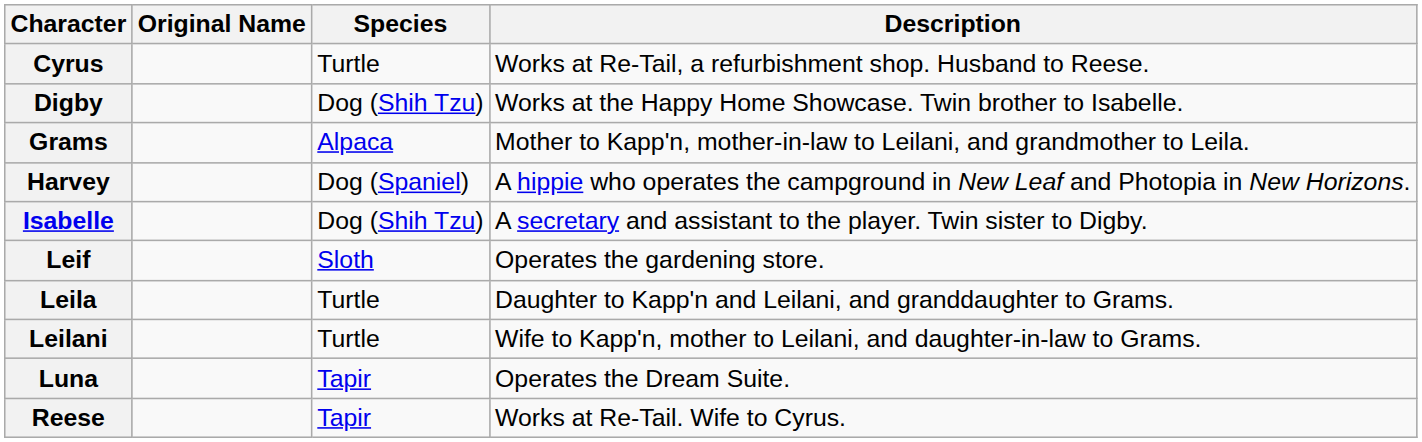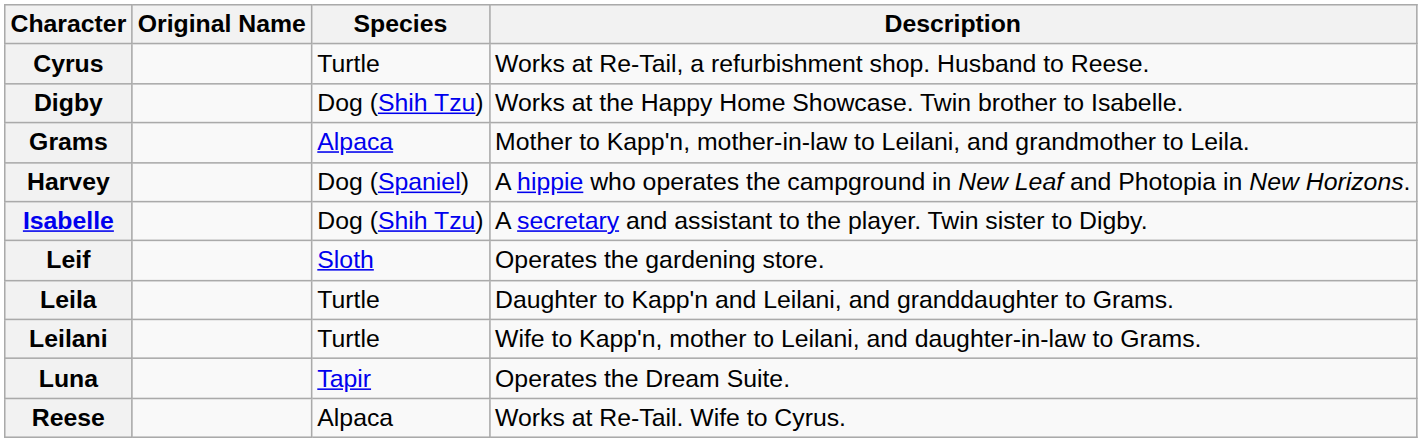(344, 417) Tapir -> (355, 417) Alpaca
